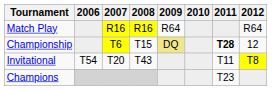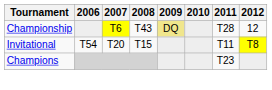- row: (32, 28)
(143, 45) T15 -> (143, 28) T43
(225, 45) bold -> (225, 28) normal
(143, 61) T43 -> (143, 45) T15
